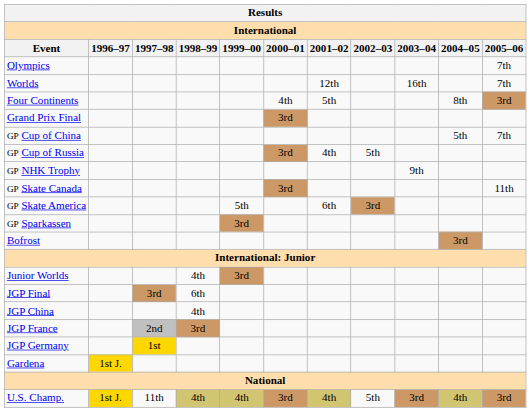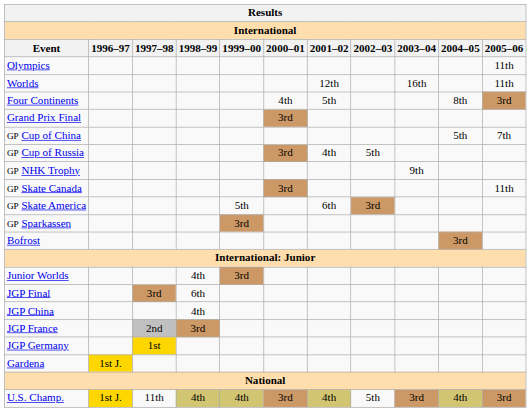(504, 65) 7th -> (504, 65) 11th
(504, 83) 7th -> (504, 83) 11th
